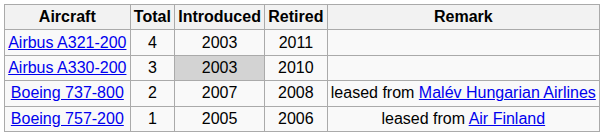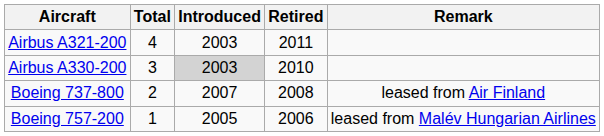(463, 93) leased from Malév Hungarian Airlines -> (463, 93) leased from Air Finland
(463, 118) leased from Air Finland -> (463, 118) leased from Malév Hungarian Airlines
